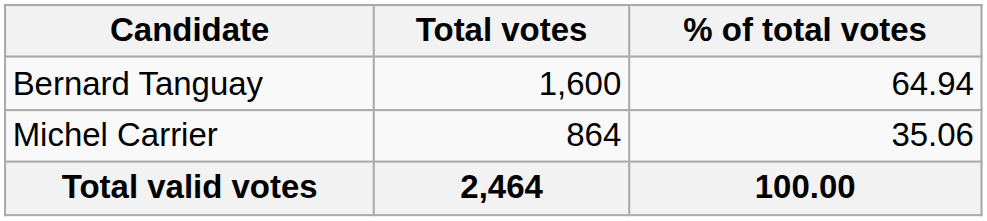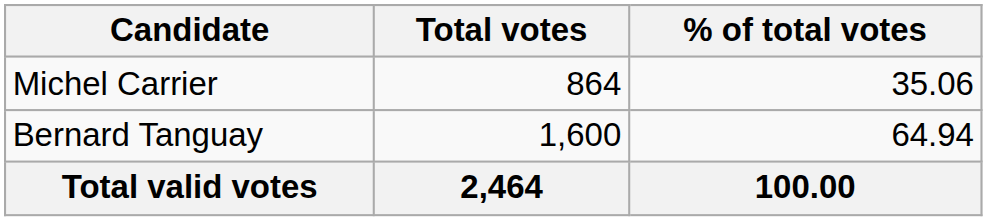rows swapped: (138, 82) <-> (115, 135)
